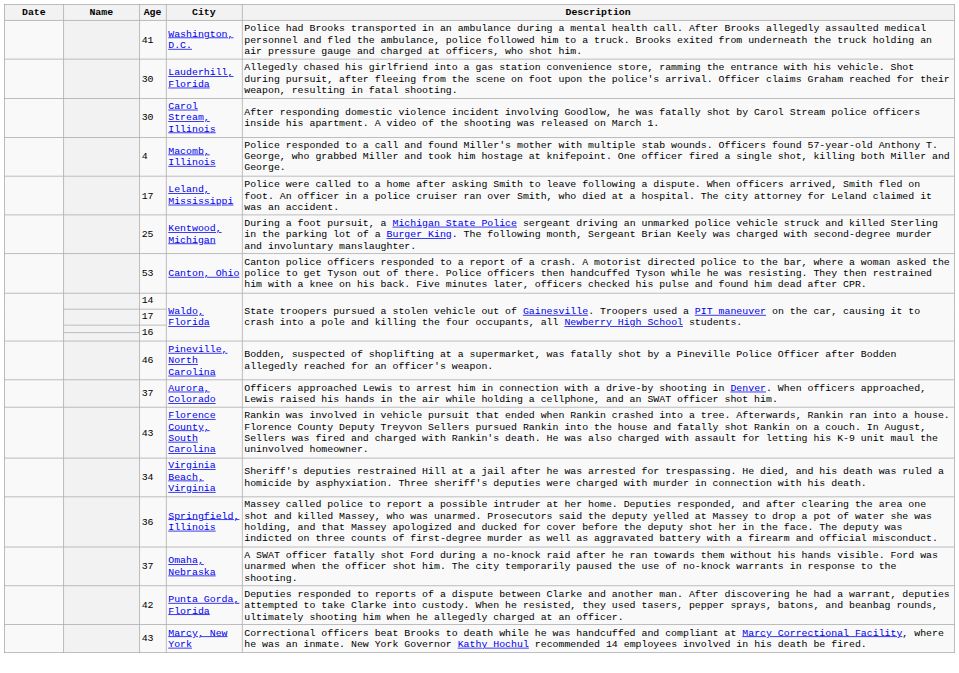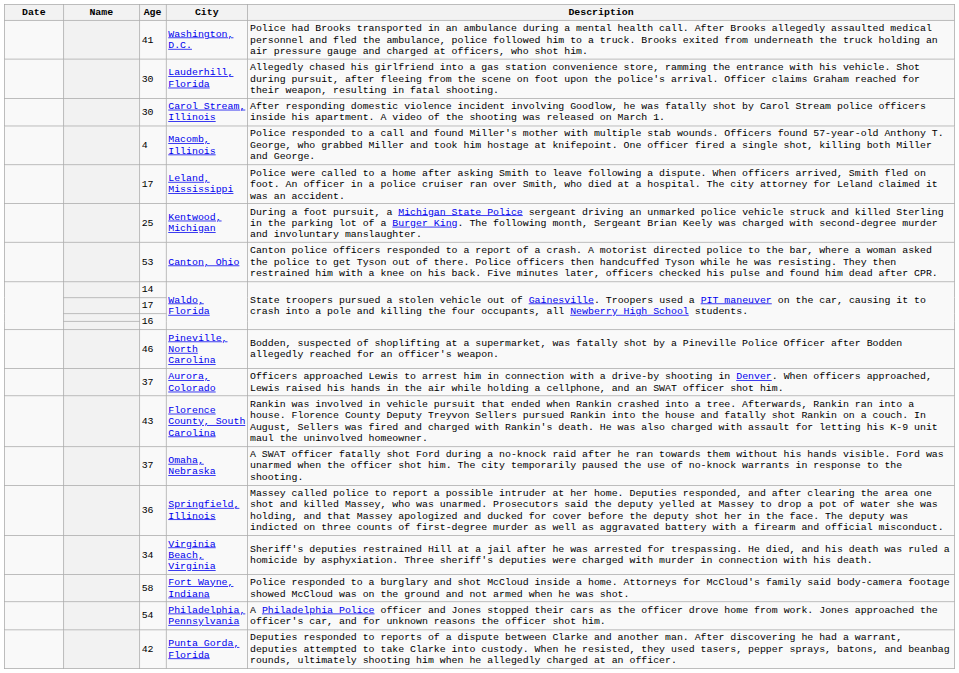rows swapped: (148, 477) <-> (148, 566)
+ row: (148, 588)
+ row: (148, 616)
- row: (148, 639)
